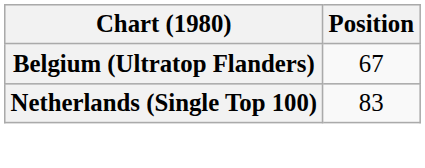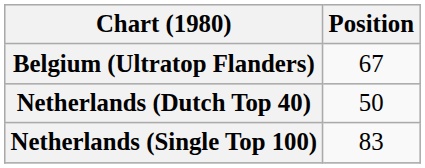+ row: (164, 102)
